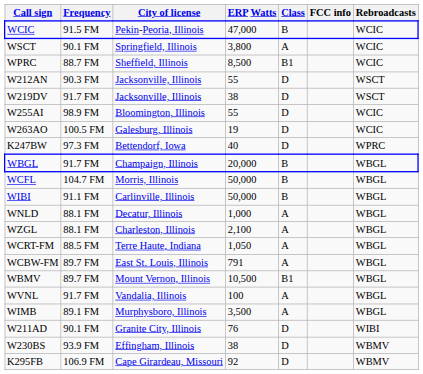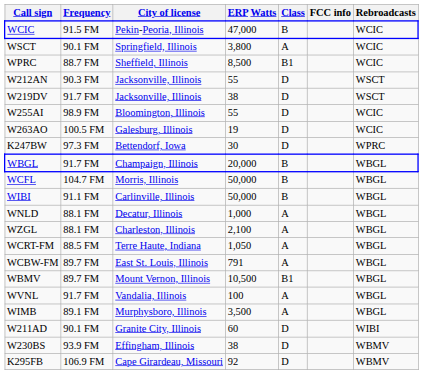(233, 145) 40 -> (233, 145) 30
(233, 328) 76 -> (233, 328) 60
